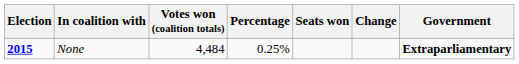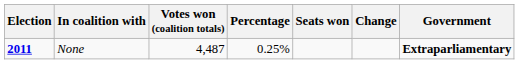(20, 48) 2015 -> (20, 48) 2011
(210, 48) 4,484 -> (210, 48) 4,487
